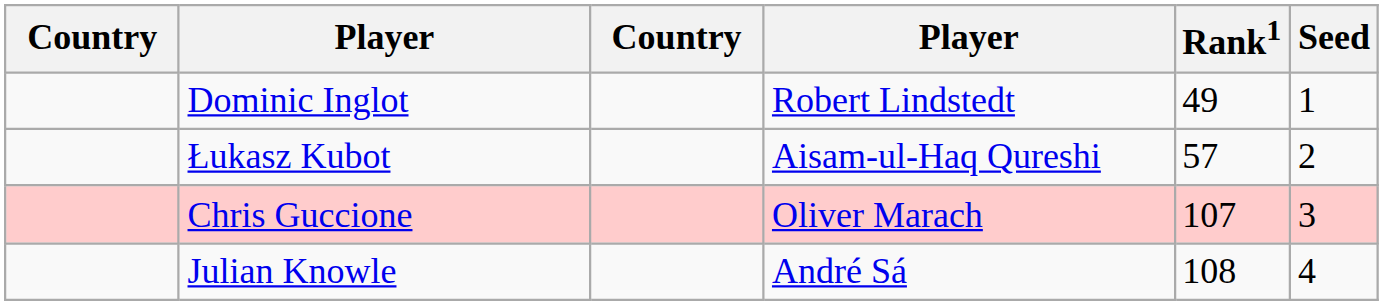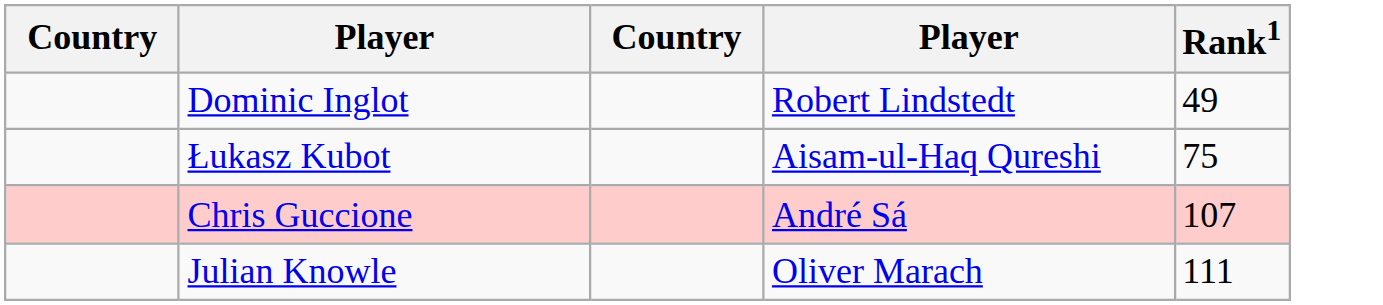- column: (1334, 37)
(1200, 156) 57 -> (1200, 156) 75
(877, 214) Oliver Marach -> (839, 214) André Sá
(839, 271) André Sá -> (877, 271) Oliver Marach
(1209, 271) 108 -> (1208, 271) 111
